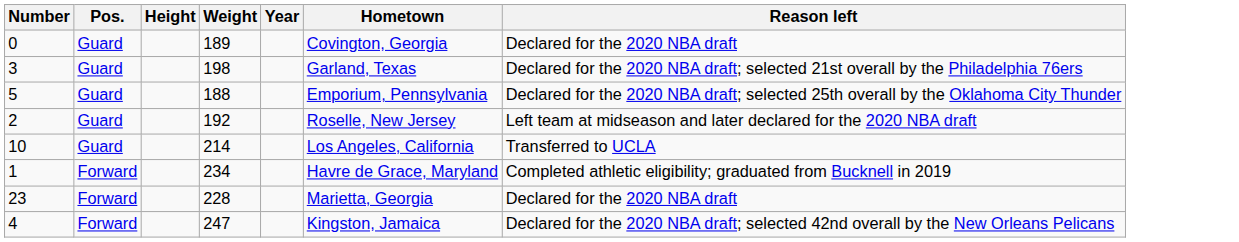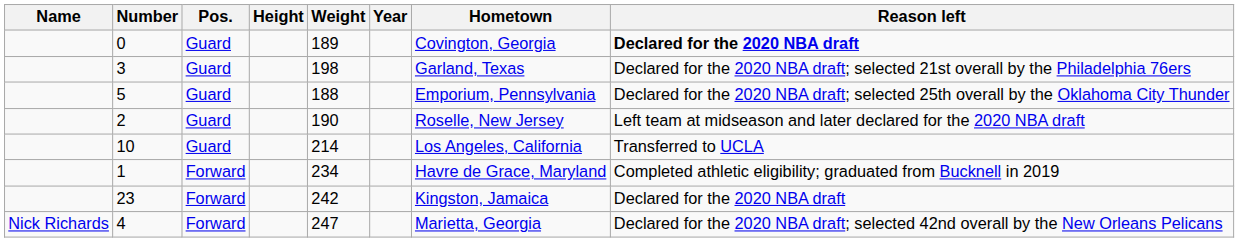+ column: (59, 17)
(621, 43) normal -> (736, 43) bold
(217, 120) 192 -> (325, 120) 190
(217, 198) 228 -> (325, 198) 242
(370, 198) Marietta, Georgia -> (482, 198) Kingston, Jamaica
(373, 224) Kingston, Jamaica -> (478, 224) Marietta, Georgia
